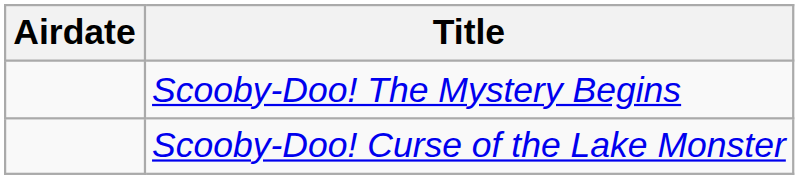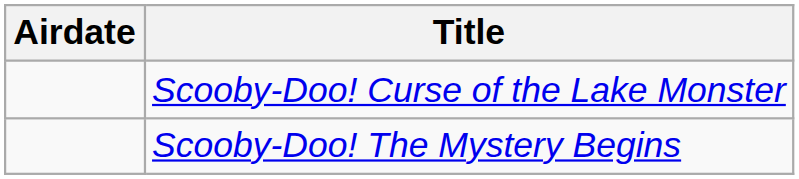rows swapped: (417, 88) <-> (469, 145)
